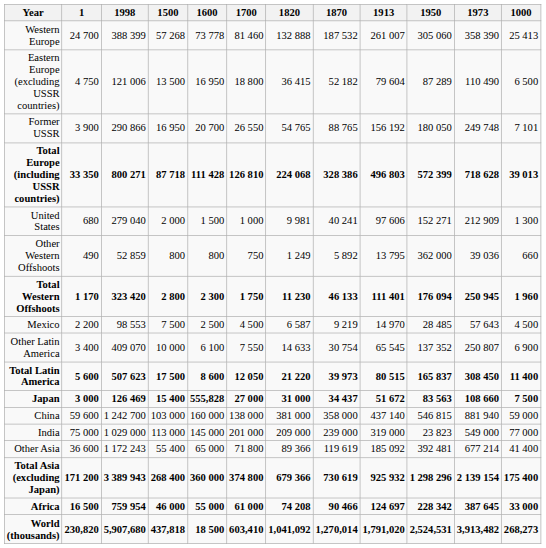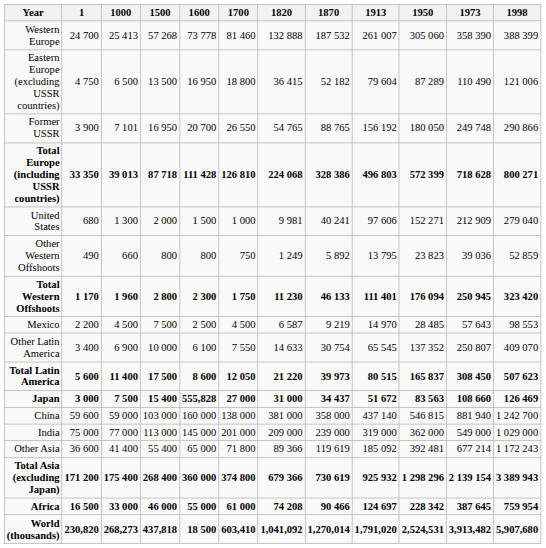columns swapped: (521, 12) <-> (125, 12)
(435, 255) 362 000 -> (429, 255) 23 823
(437, 432) 23 823 -> (427, 432) 362 000
